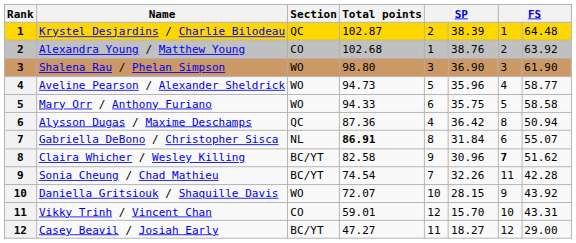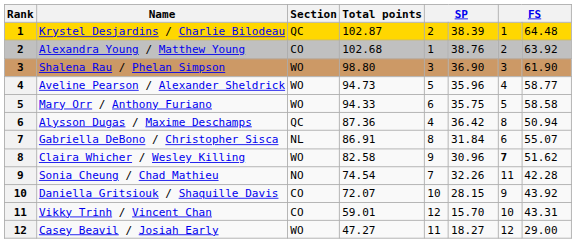(359, 139) bold -> (359, 139) normal
(307, 158) BC/YT -> (297, 158) WO
(307, 176) BC/YT -> (297, 176) NO
(297, 194) WO -> (297, 194) CO
(307, 230) BC/YT -> (297, 230) WO
